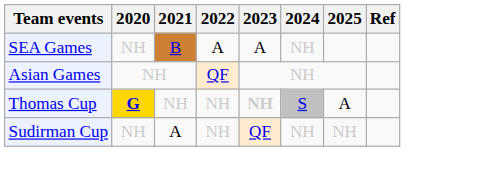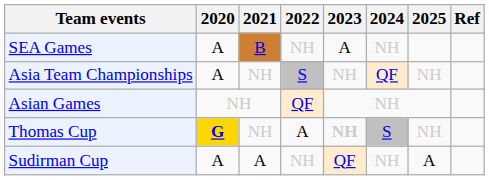(133, 47) NH -> (218, 47) A
(218, 47) A -> (302, 47) NH
+ row: (101, 75)
(218, 103) NH -> (302, 132) A
(345, 103) A -> (429, 132) NH
(133, 132) NH -> (218, 160) A
(345, 132) NH -> (429, 160) A
